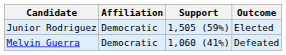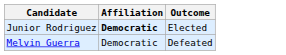- column: (199, 12)
(129, 27) normal -> (129, 27) bold
